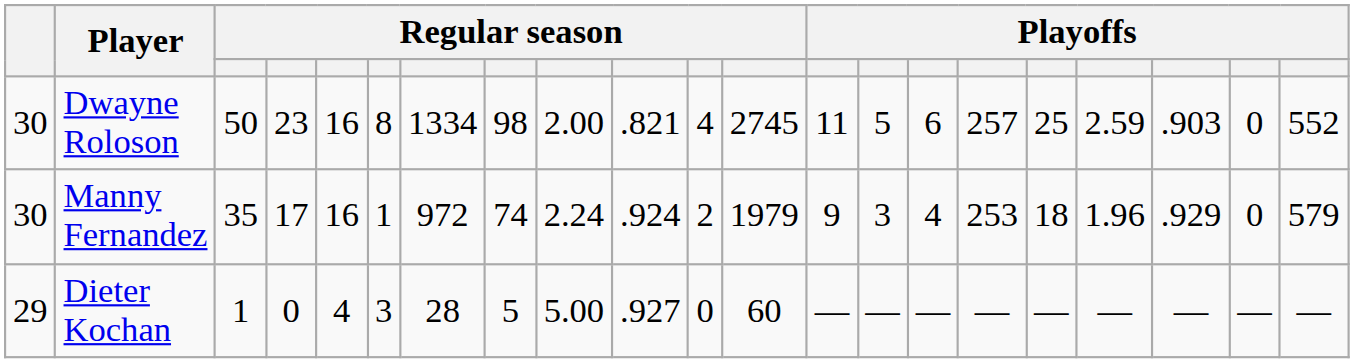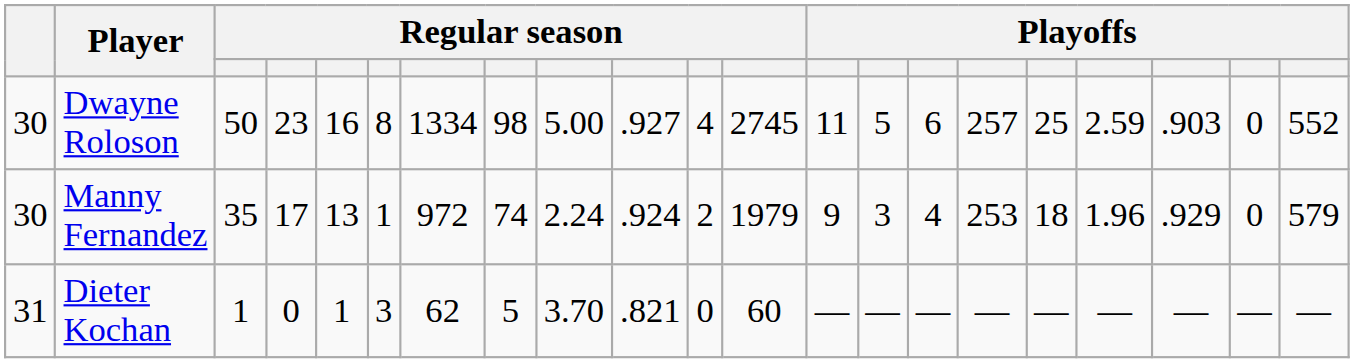(574, 122) 2.00 -> (574, 122) 5.00
(650, 122) .821 -> (650, 122) .927
(342, 215) 16 -> (342, 215) 13
(30, 309) 29 -> (30, 309) 31
(342, 309) 4 -> (342, 309) 1
(443, 309) 28 -> (443, 309) 62
(574, 309) 5.00 -> (574, 309) 3.70
(650, 309) .927 -> (650, 309) .821
